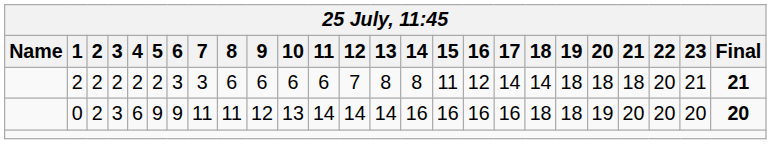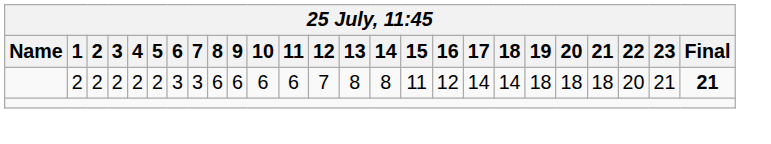- row: (77, 113)
